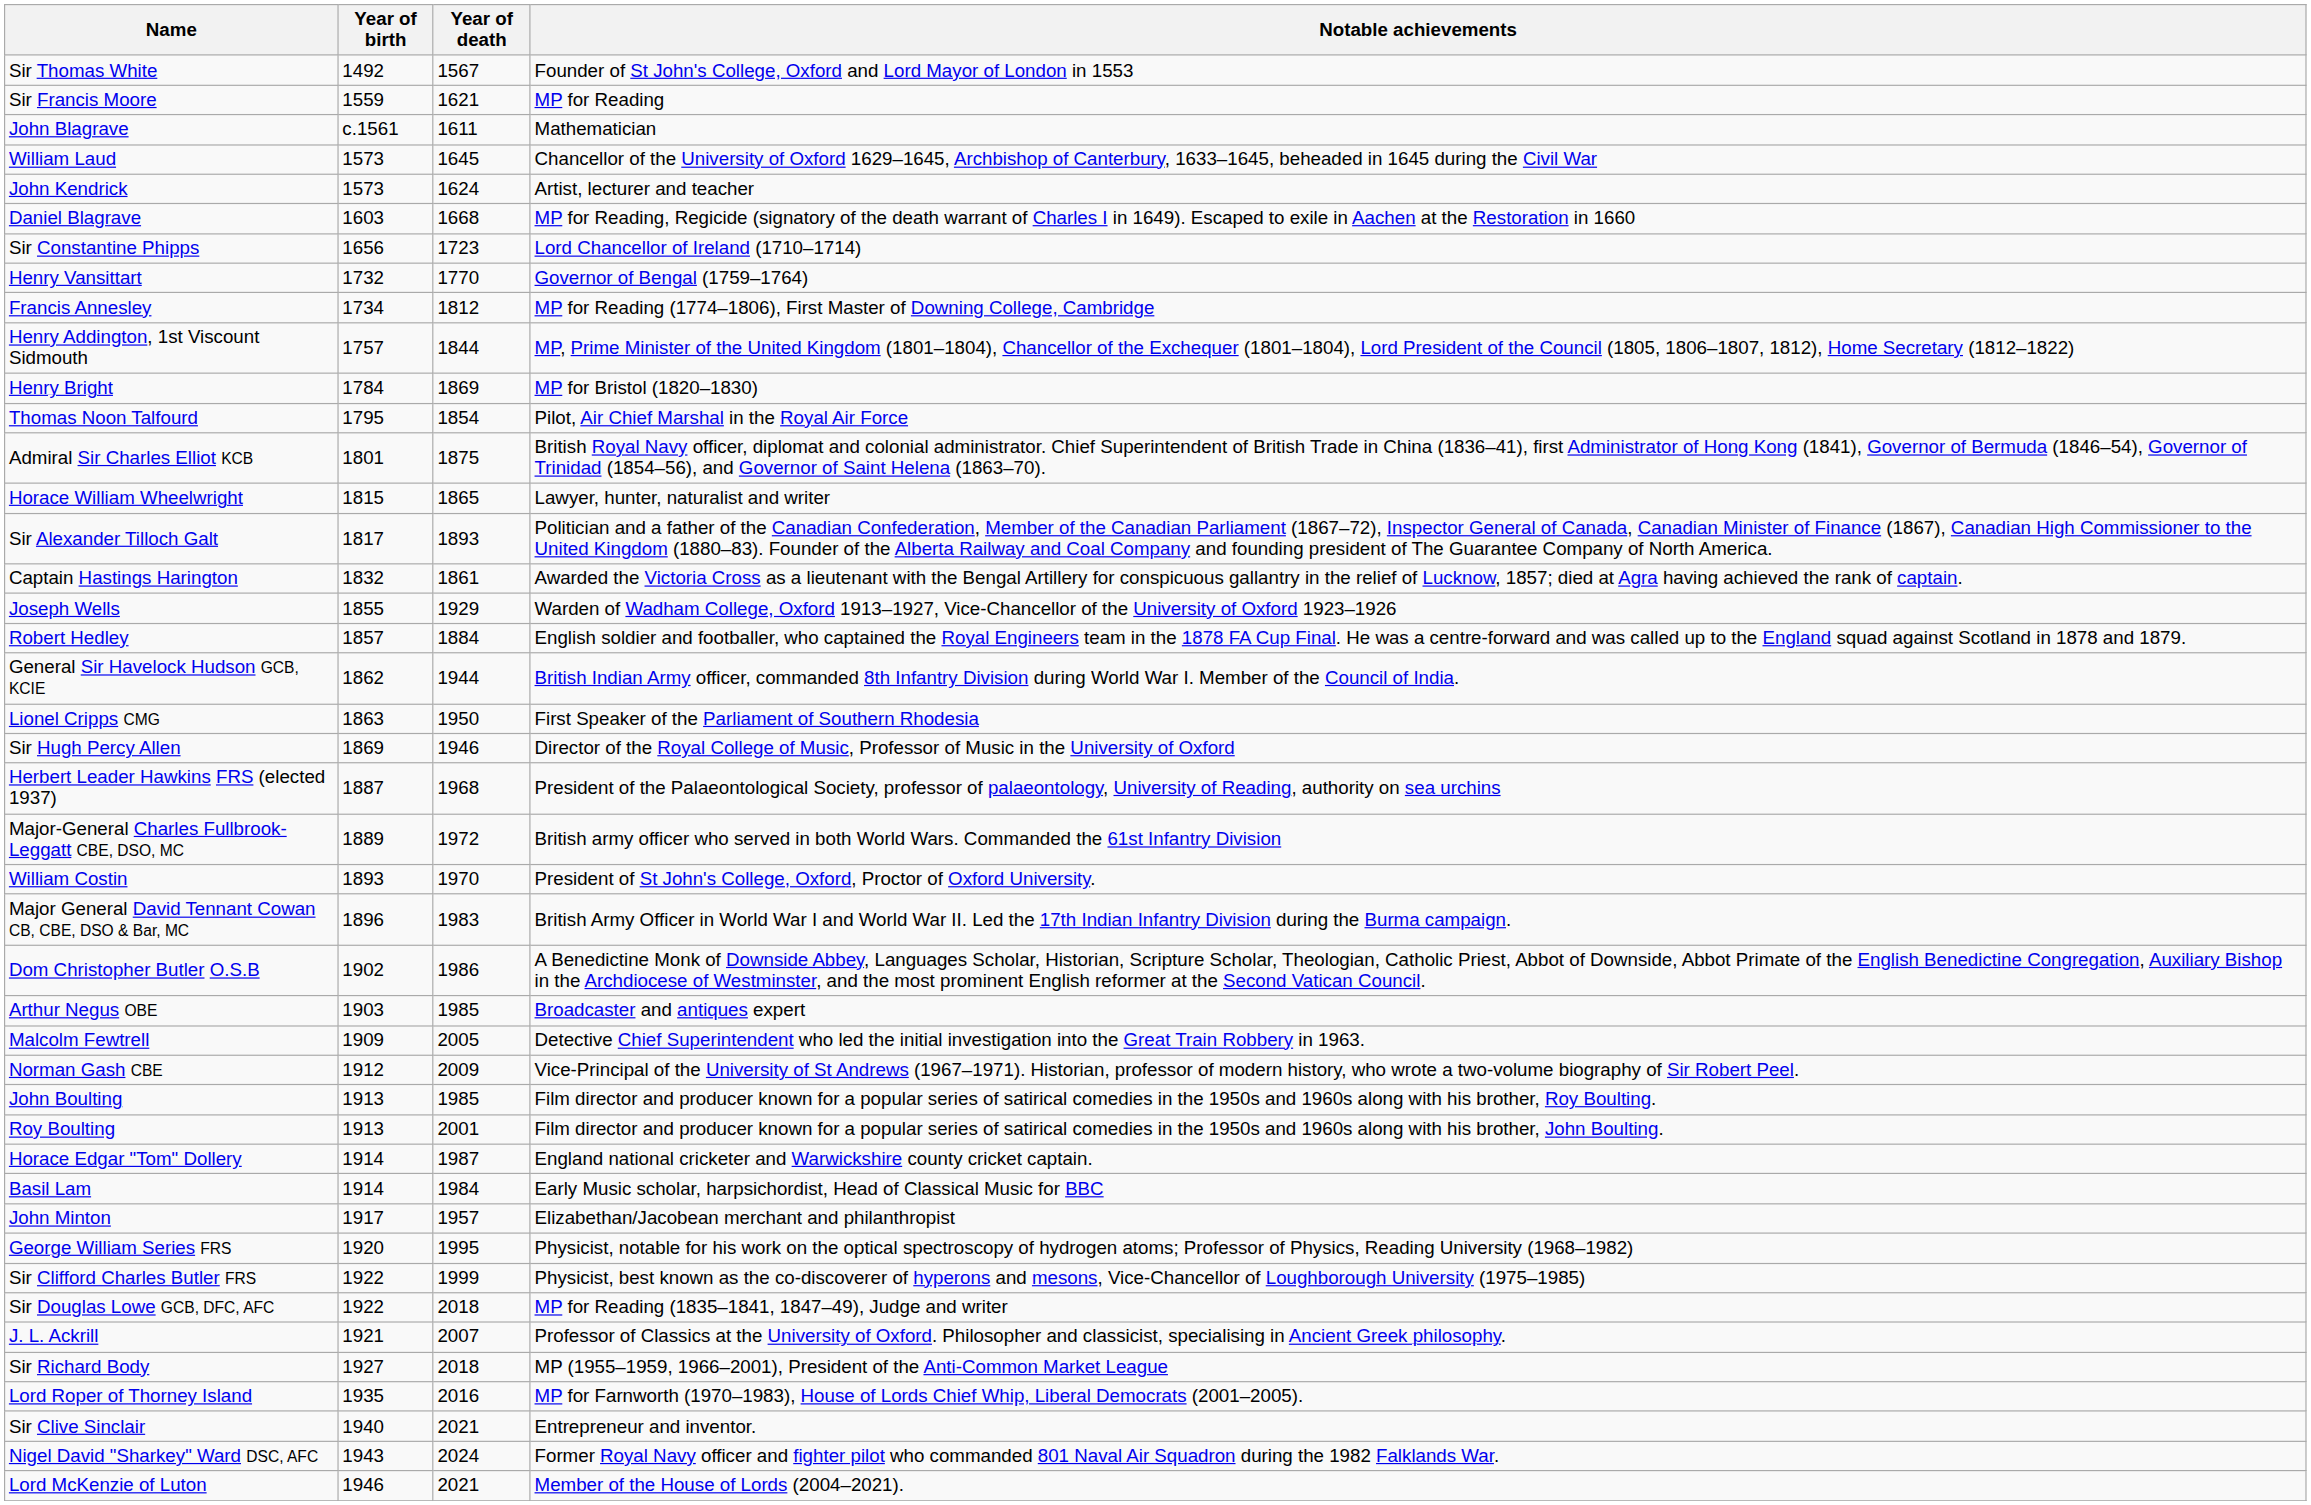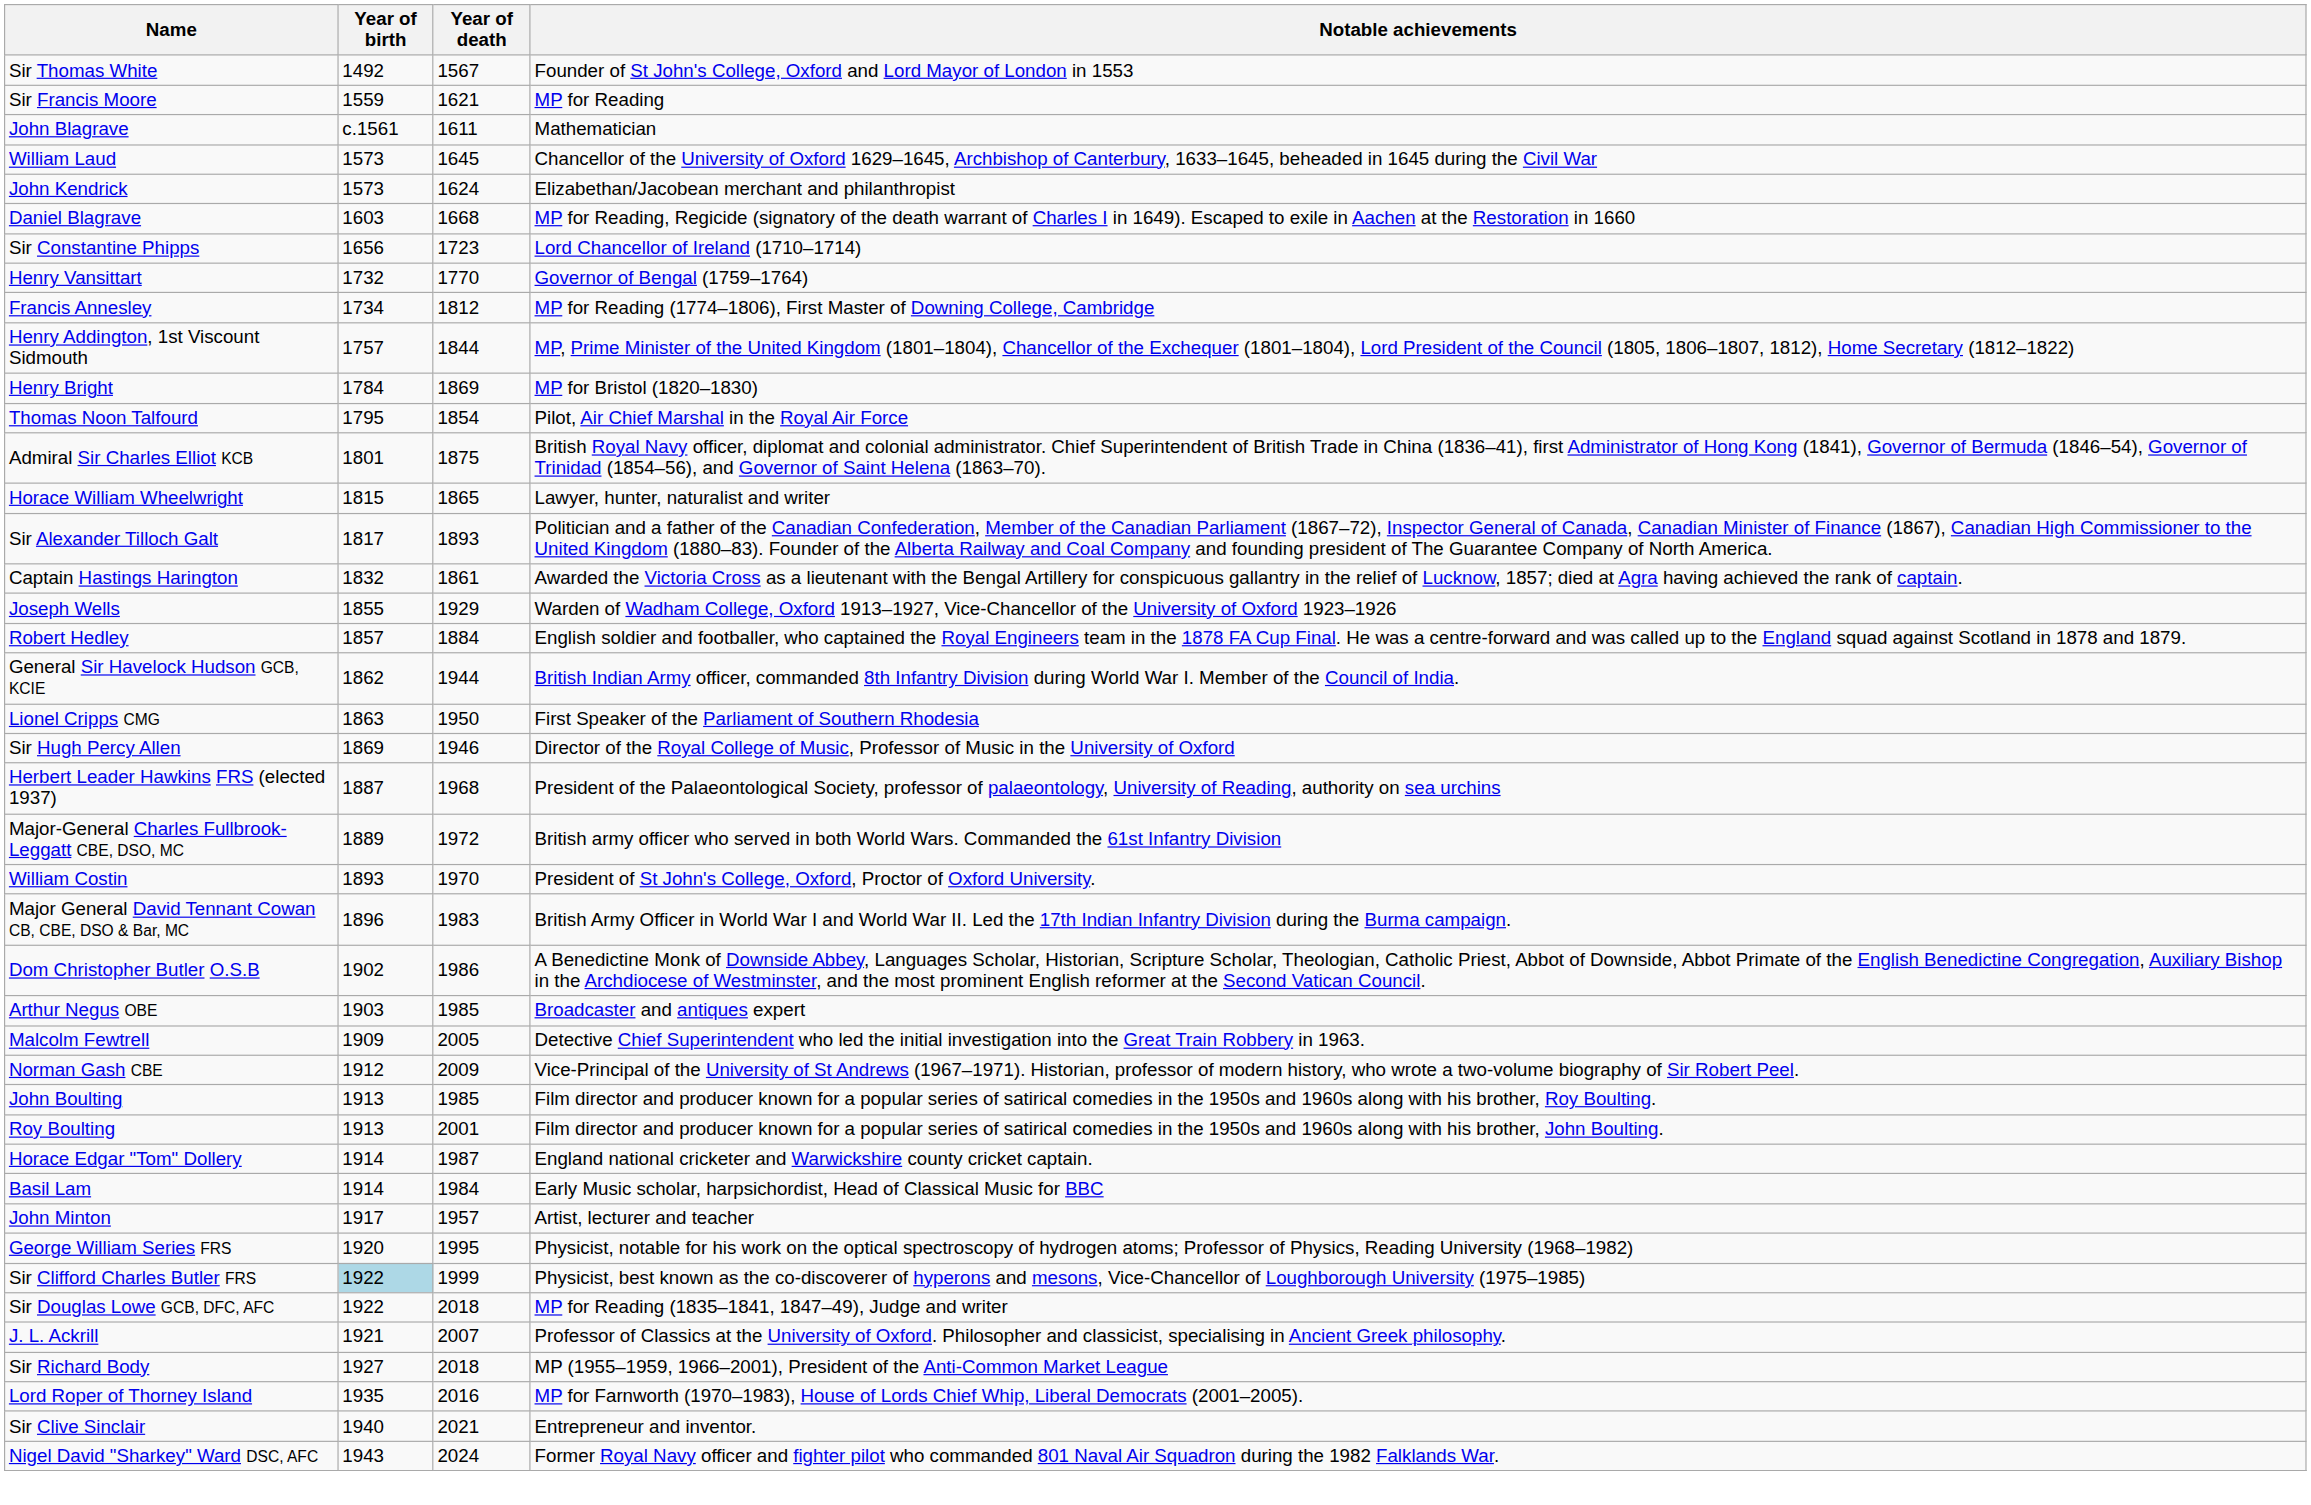(644, 188) Artist, lecturer and teacher -> (745, 188) Elizabethan/Jacobean merchant and philanthropist
(745, 1218) Elizabethan/Jacobean merchant and philanthropist -> (644, 1218) Artist, lecturer and teacher
(363, 1277) no background -> (363, 1277) lightblue background
- row: (108, 1485)
